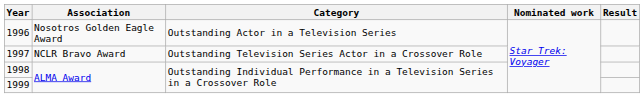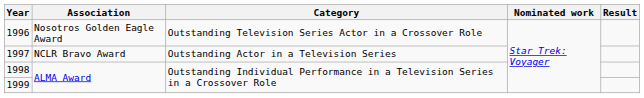(282, 33) Outstanding Actor in a Television Series -> (325, 33) Outstanding Television Series Actor in a Crossover Role
(325, 54) Outstanding Television Series Actor in a Crossover Role -> (282, 54) Outstanding Actor in a Television Series
